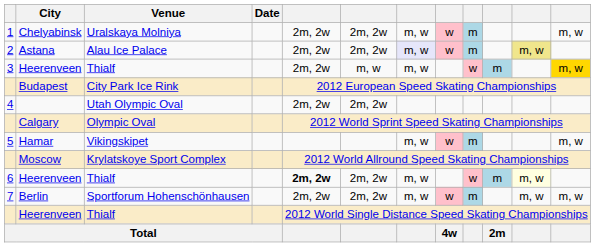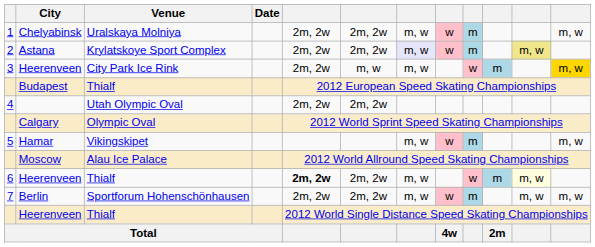(127, 50) Alau Ice Palace -> (156, 50) Krylatskoye Sport Complex
(101, 68) Thialf -> (133, 68) City Park Ice Rink
(133, 86) City Park Ice Rink -> (101, 86) Thialf
(156, 159) Krylatskoye Sport Complex -> (127, 159) Alau Ice Palace
